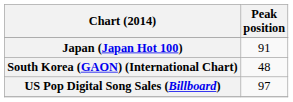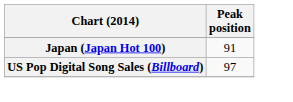- row: (122, 67)
